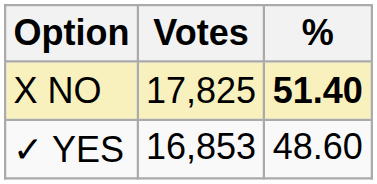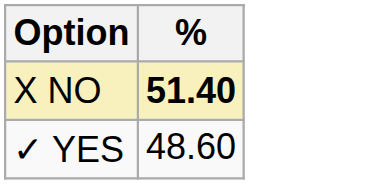- column: (201, 33)
